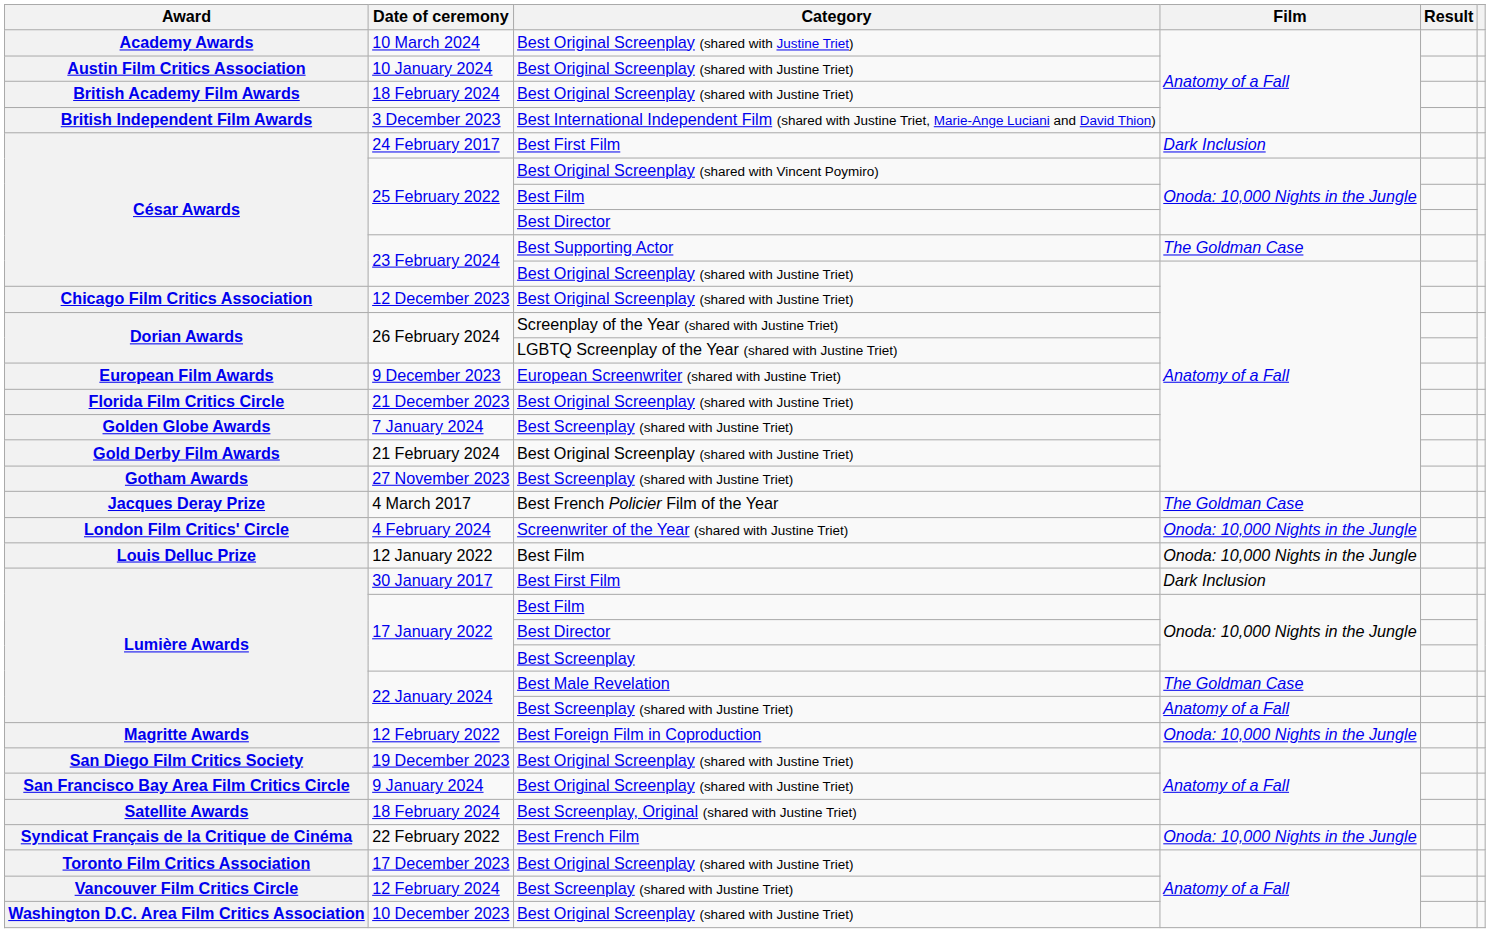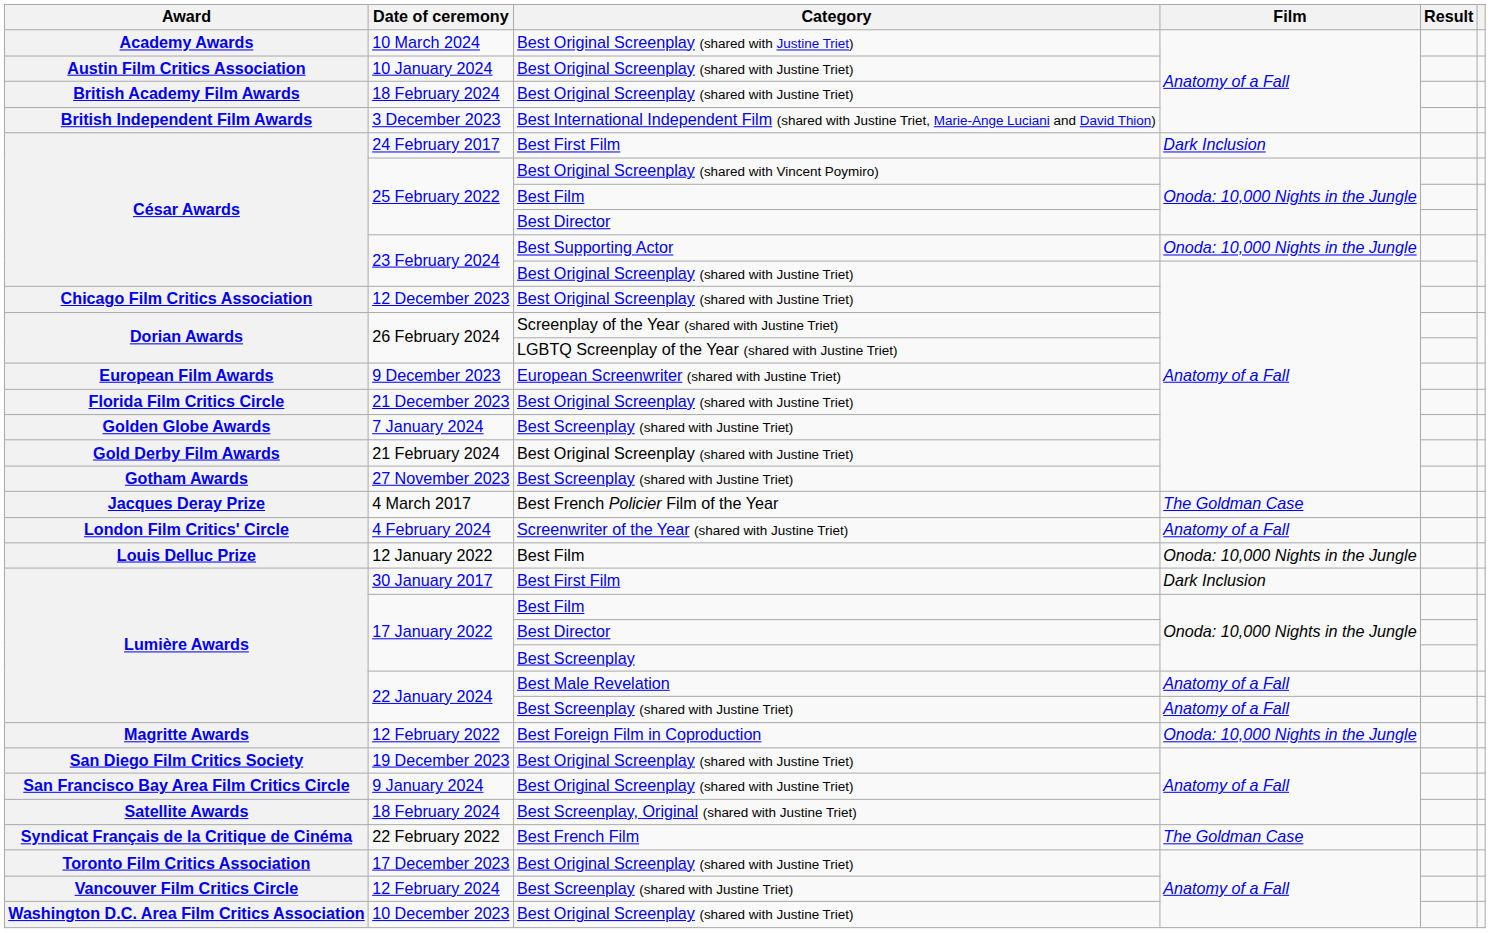(1233, 247) The Goldman Case -> (1290, 247) Onoda: 10,000 Nights in the Jungle
(1290, 529) Onoda: 10,000 Nights in the Jungle -> (1226, 529) Anatomy of a Fall
(1233, 683) The Goldman Case -> (1226, 683) Anatomy of a Fall
(1290, 837) Onoda: 10,000 Nights in the Jungle -> (1233, 837) The Goldman Case
